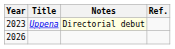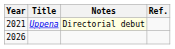(16, 24) 2023 -> (16, 24) 2021
